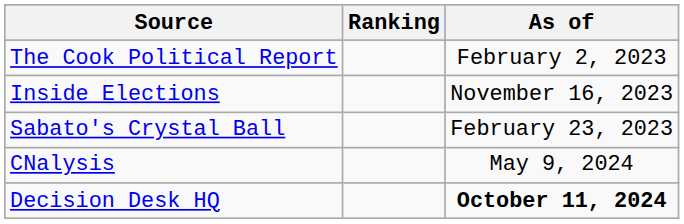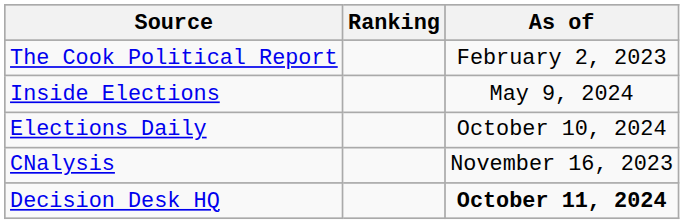(562, 94) November 16, 2023 -> (562, 94) May 9, 2024
- row: (148, 129)
+ row: (108, 129)
(562, 165) May 9, 2024 -> (562, 165) November 16, 2023
